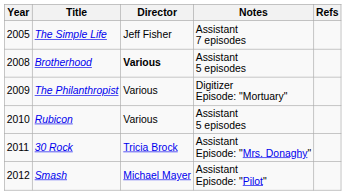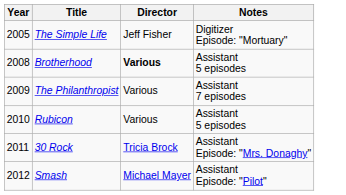- column: (327, 12)
(221, 35) Assistant 7 episodes -> (242, 35) Digitizer Episode: "Mortuary"
(242, 91) Digitizer Episode: "Mortuary" -> (221, 91) Assistant 7 episodes
